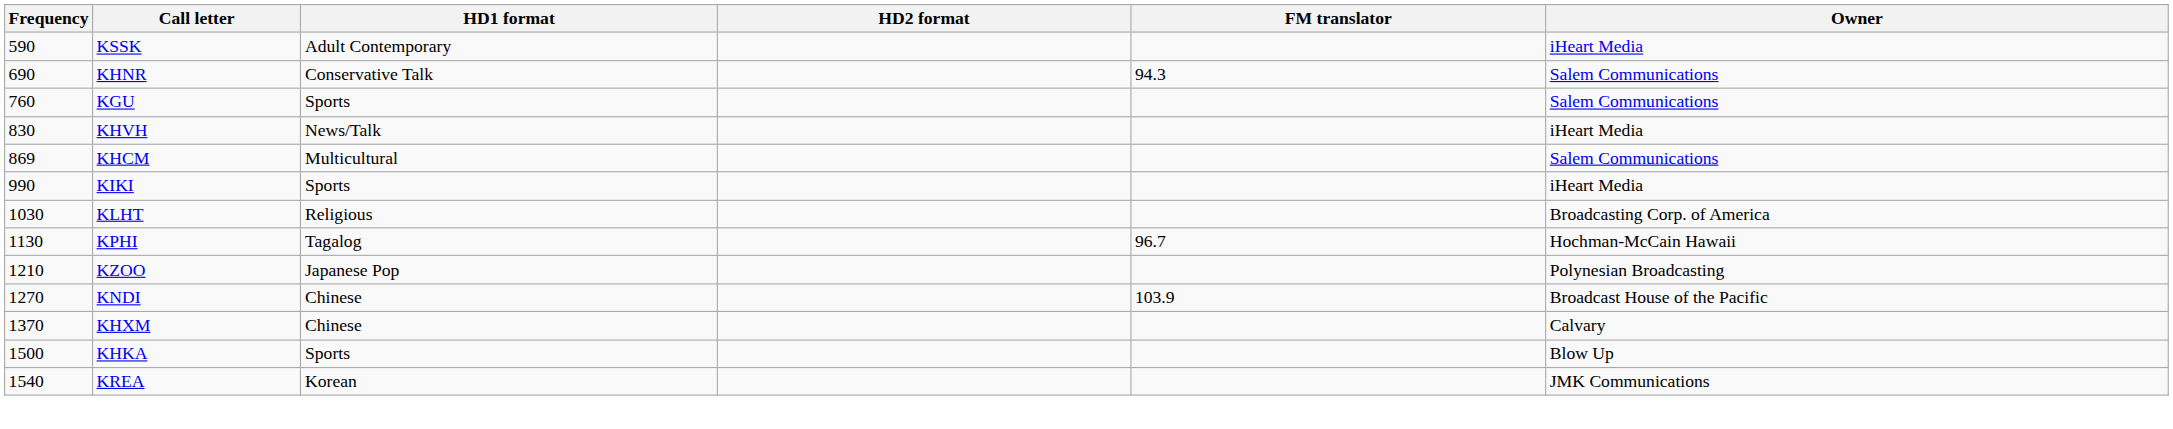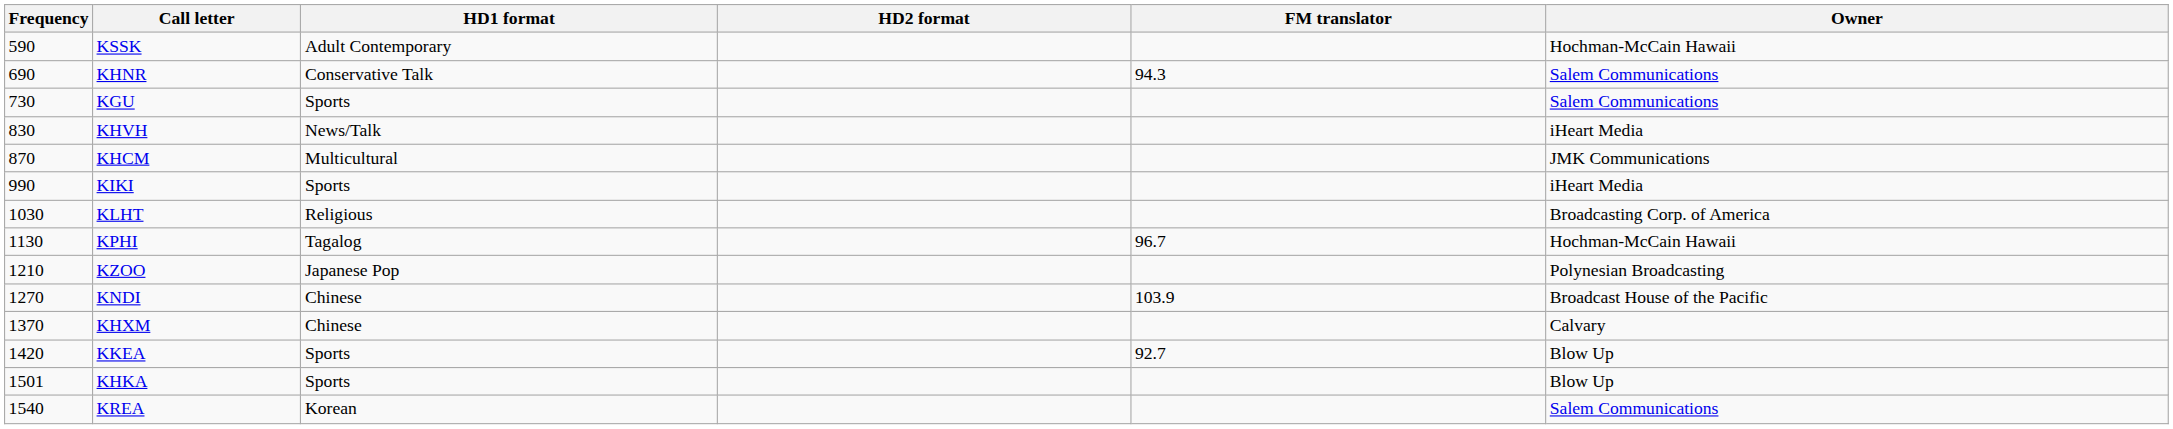(1596, 46) iHeart Media -> (1643, 46) Hochman-McCain Hawaii
(22, 102) 760 -> (22, 102) 730
(22, 158) 869 -> (22, 158) 870
(1634, 158) Salem Communications -> (1630, 158) JMK Communications
+ row: (121, 353)
(26, 353) 1500 -> (26, 381) 1501
(1630, 381) JMK Communications -> (1634, 409) Salem Communications
